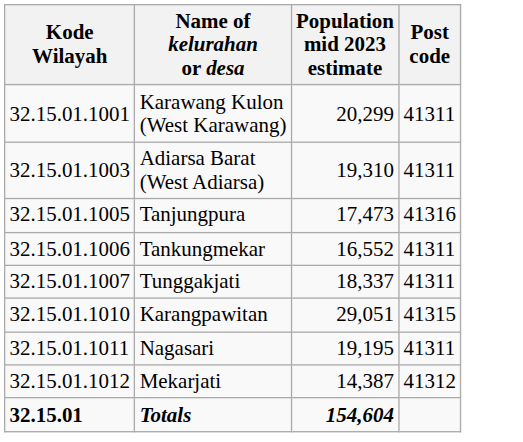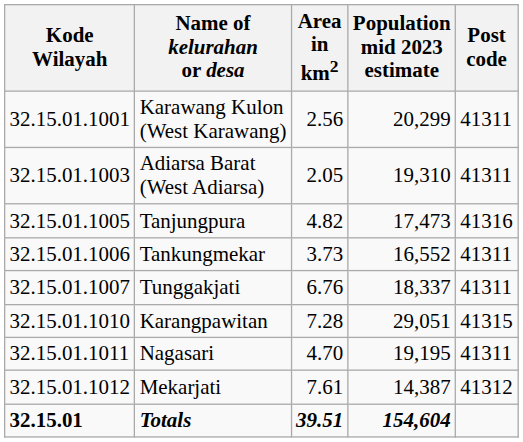+ column: (320, 47)
